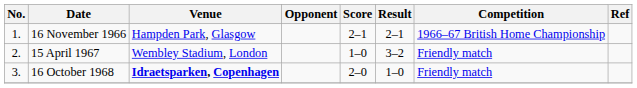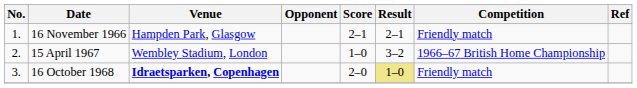(511, 33) 1966–67 British Home Championship -> (455, 33) Friendly match
(455, 53) Friendly match -> (511, 53) 1966–67 British Home Championship
(395, 72) no background -> (395, 72) khaki background
